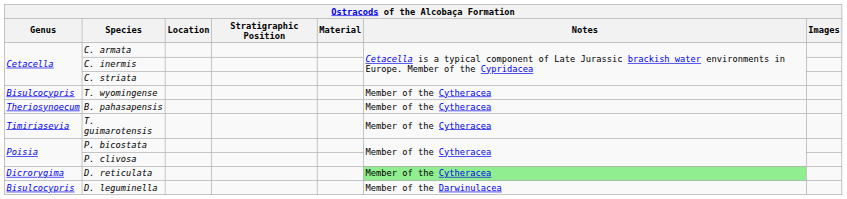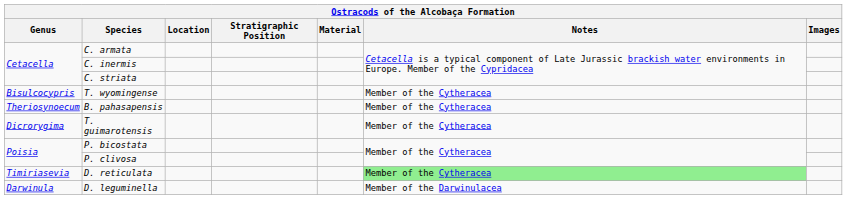(38, 126) Timiriasevia -> (35, 126) Dicrorygima
(35, 173) Dicrorygima -> (38, 173) Timiriasevia
(40, 188) Bisulcocypris -> (30, 188) Darwinula
